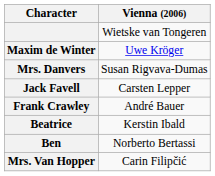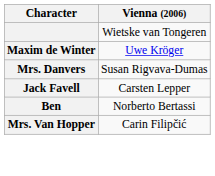- row: (51, 106)
- row: (51, 124)
